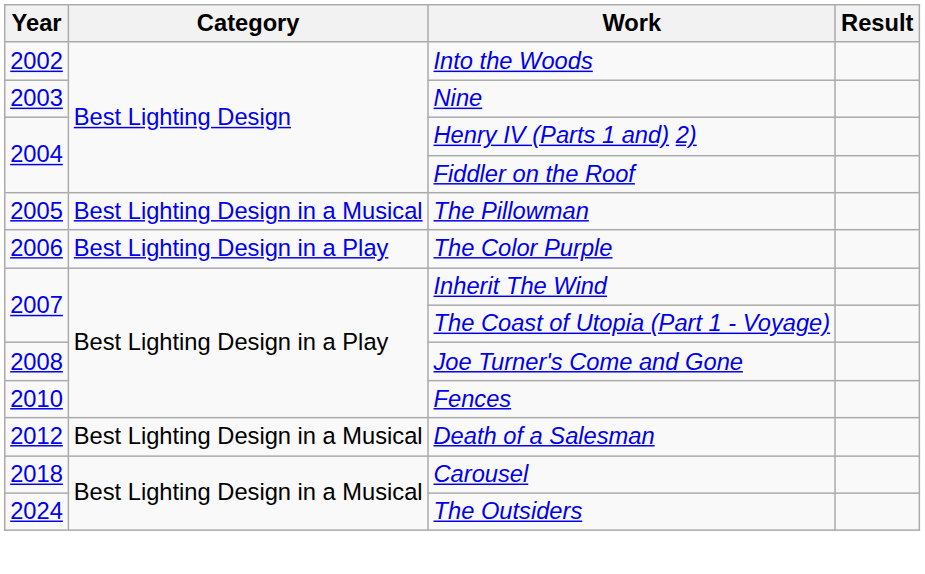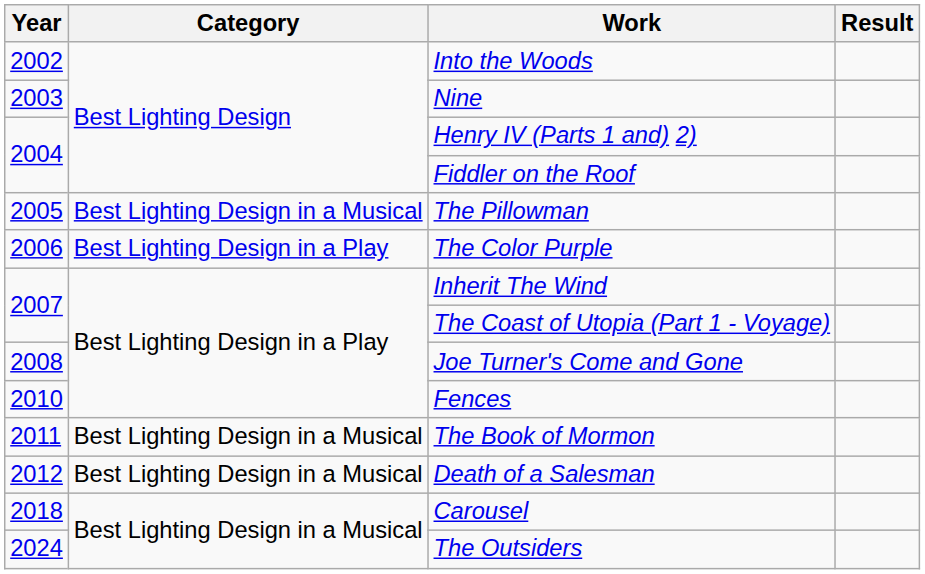+ row: (544, 436)
